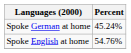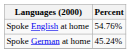rows swapped: (48, 41) <-> (48, 26)
